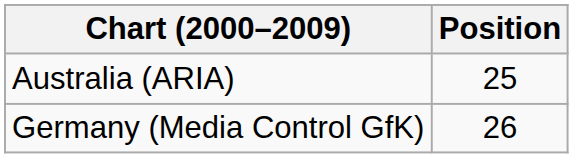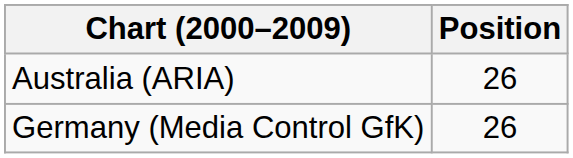(500, 78) 25 -> (500, 78) 26
